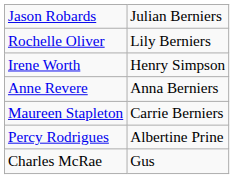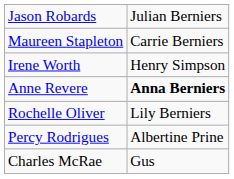rows swapped: (66, 112) <-> (56, 40)
(174, 88) normal -> (178, 88) bold
